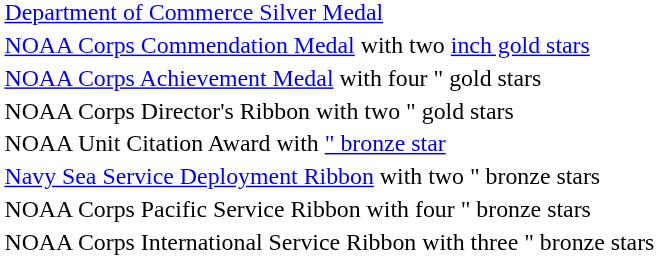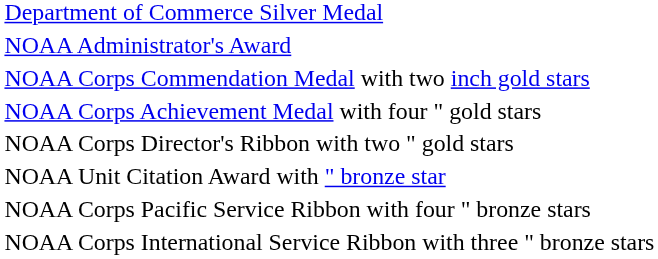+ row: (148, 45)
- row: (302, 176)
